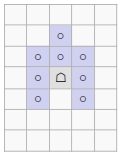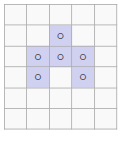- row: (38, 77)
